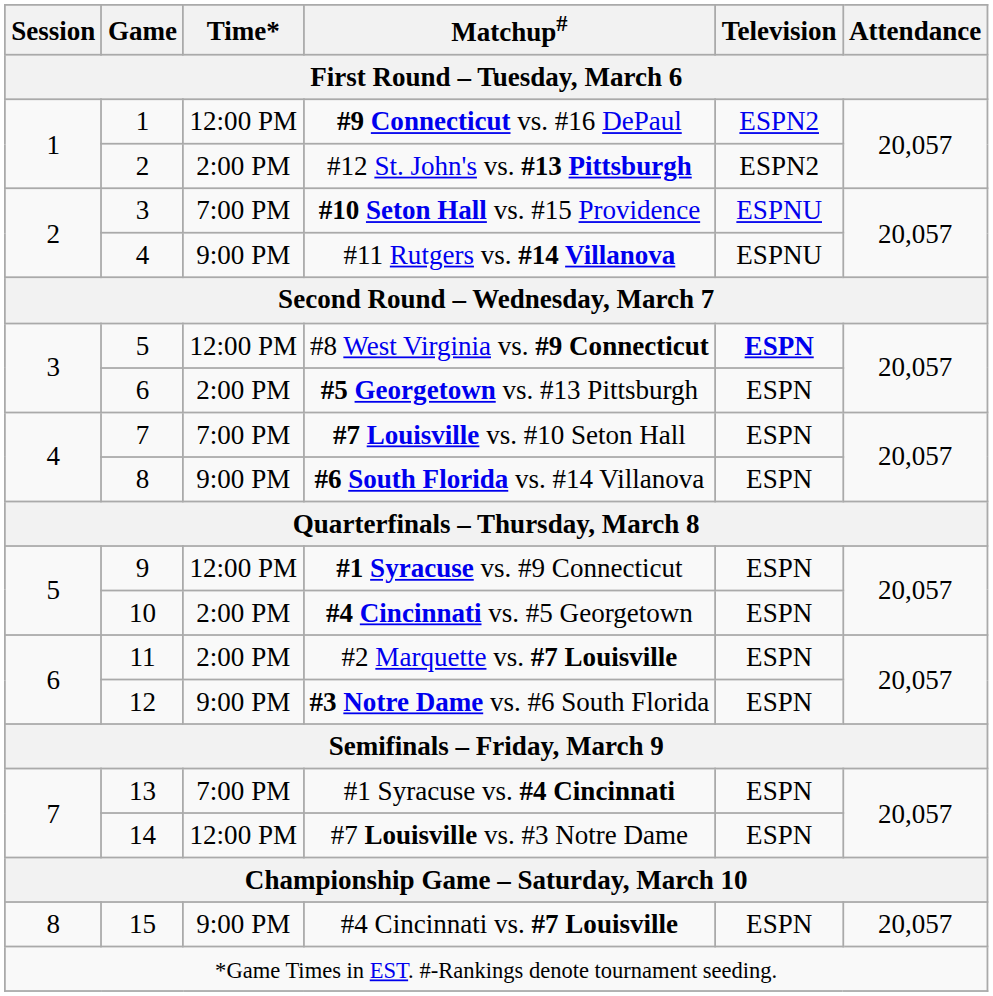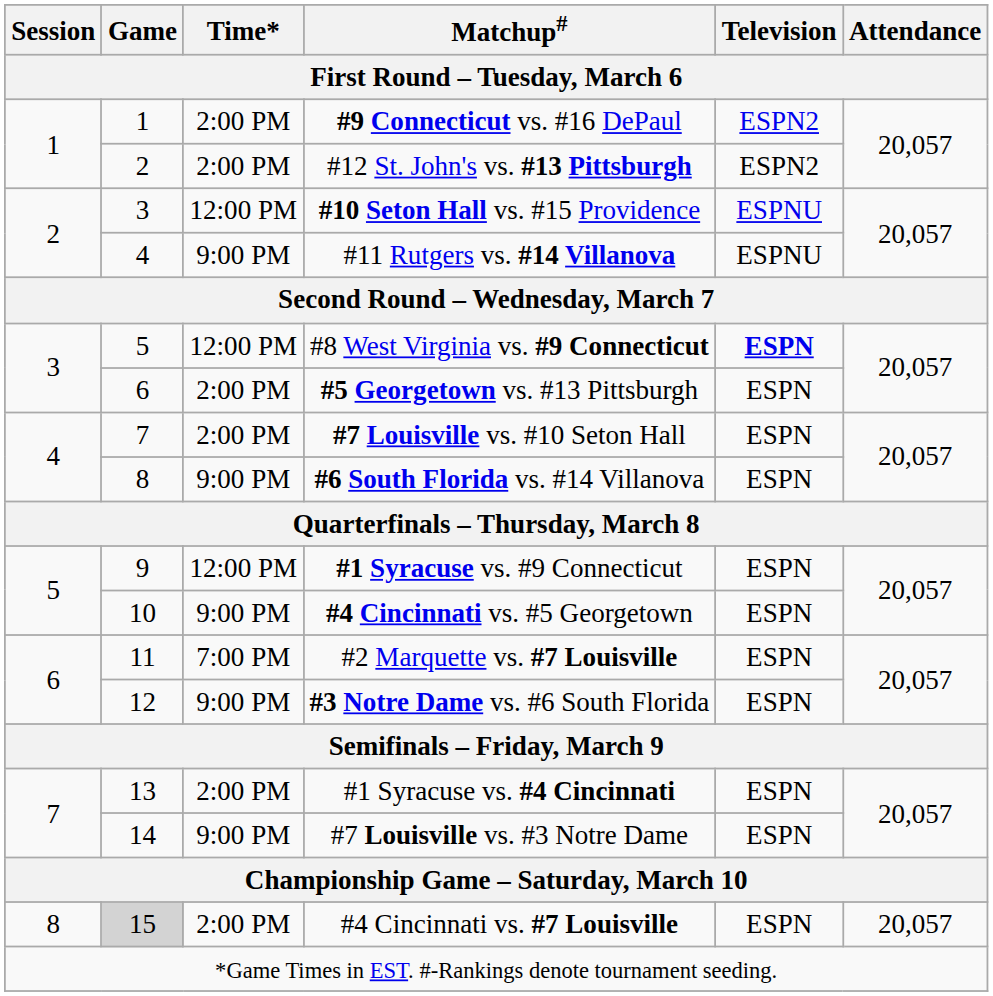(243, 121) 12:00 PM -> (243, 121) 2:00 PM
(243, 210) 7:00 PM -> (243, 210) 12:00 PM
(243, 433) 7:00 PM -> (243, 433) 2:00 PM
(243, 612) 2:00 PM -> (243, 612) 9:00 PM
(243, 657) 2:00 PM -> (243, 657) 7:00 PM
(243, 790) 7:00 PM -> (243, 790) 2:00 PM
(243, 835) 12:00 PM -> (243, 835) 9:00 PM
(142, 924) no background -> (142, 924) lightgrey background
(243, 924) 9:00 PM -> (243, 924) 2:00 PM
